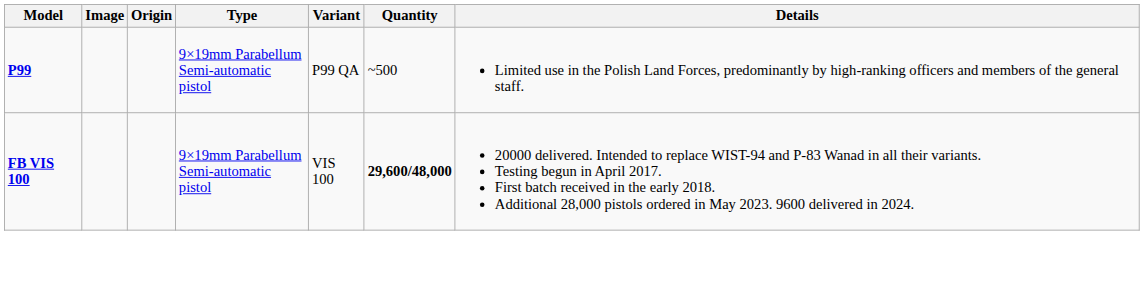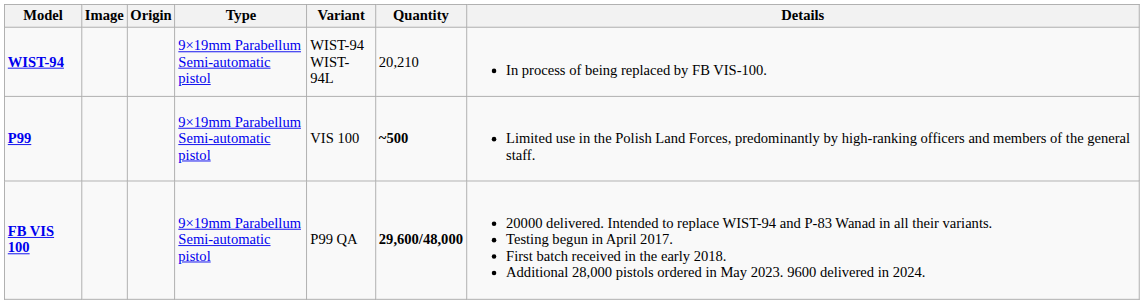+ row: (36, 61)
(336, 70) P99 QA -> (335, 138) VIS 100
(382, 70) normal -> (394, 138) bold
(324, 171) VIS 100 -> (334, 240) P99 QA
